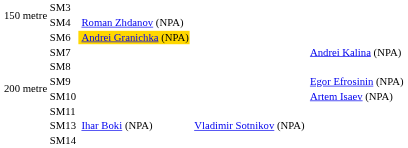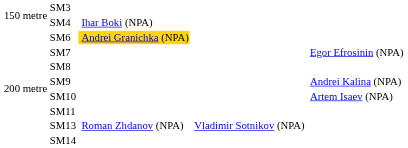(131, 22) Roman Zhdanov (NPA) -> (116, 22) Ihar Boki (NPA)
(354, 52) Andrei Kalina (NPA) -> (355, 52) Egor Efrosinin (NPA)
(355, 81) Egor Efrosinin (NPA) -> (354, 81) Andrei Kalina (NPA)
(116, 126) Ihar Boki (NPA) -> (131, 126) Roman Zhdanov (NPA)
